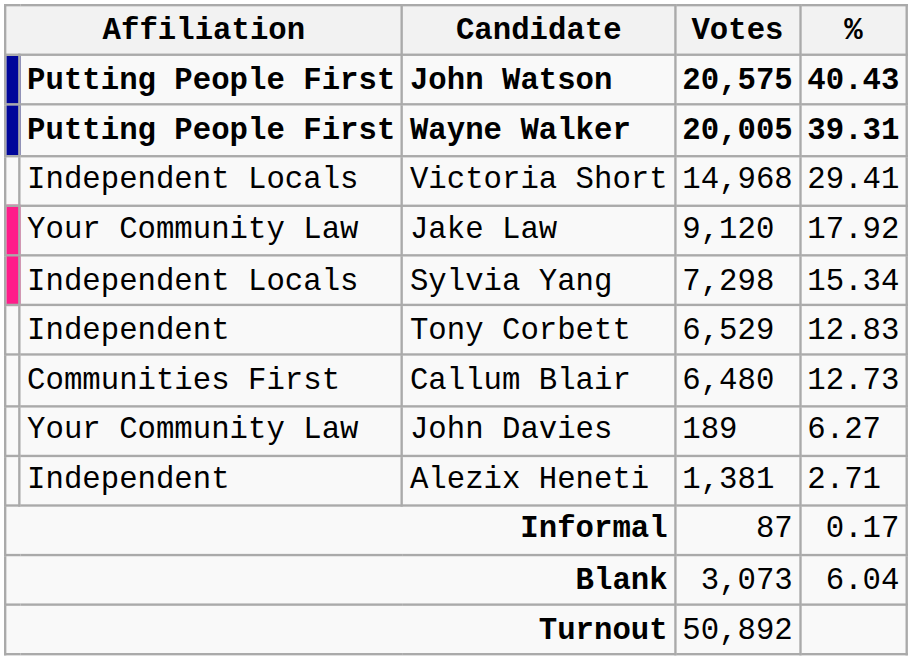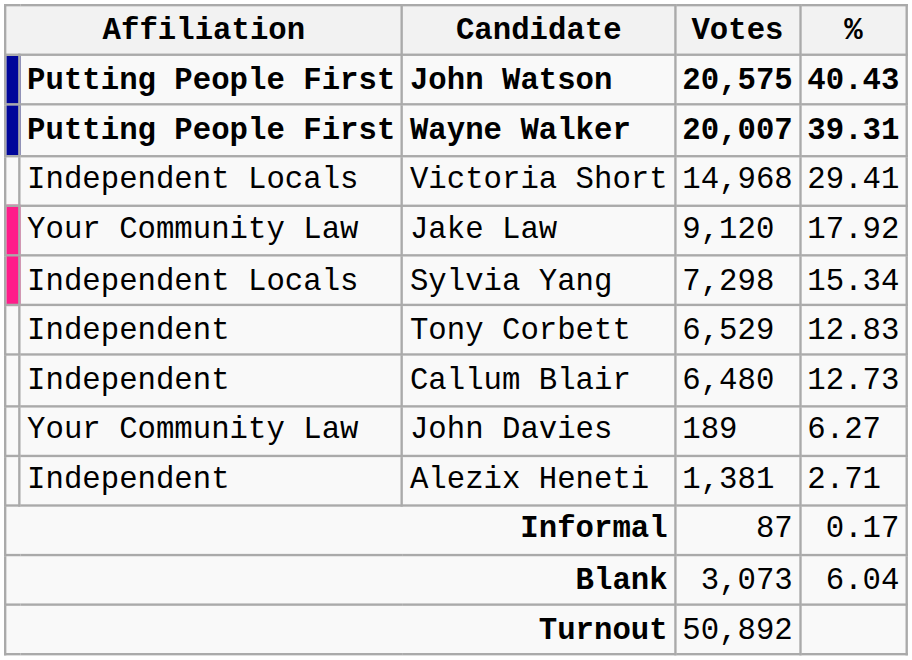(738, 130) 20,005 -> (738, 130) 20,007
(184, 380) Communities First -> (128, 380) Independent
